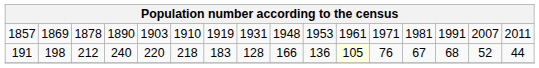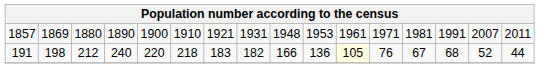(88, 33) 1878 -> (88, 33) 1880
(154, 33) 1903 -> (154, 33) 1900
(220, 33) 1919 -> (220, 33) 1921
(254, 53) 128 -> (254, 53) 182
